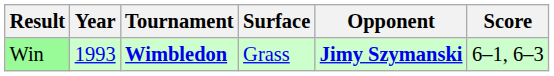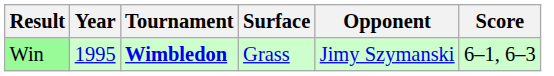(95, 53) 1993 -> (95, 53) 1995
(391, 53) bold -> (387, 53) normal
